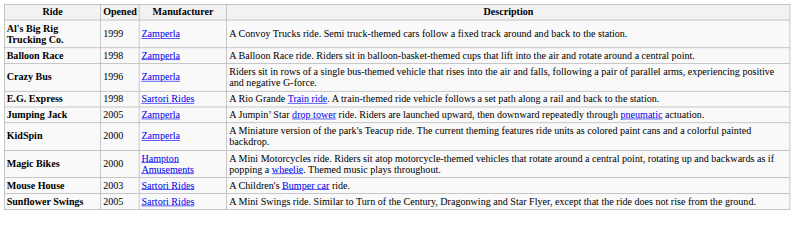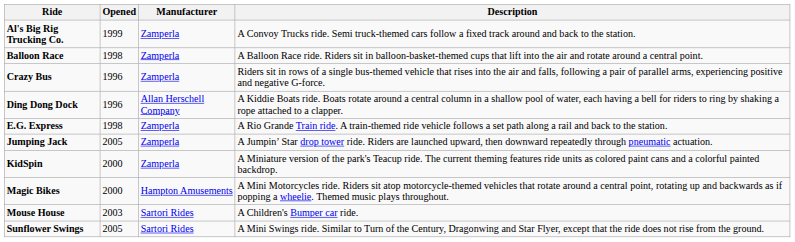+ row: (42, 104)
(168, 99) Sartori Rides -> (160, 126) Zamperla
